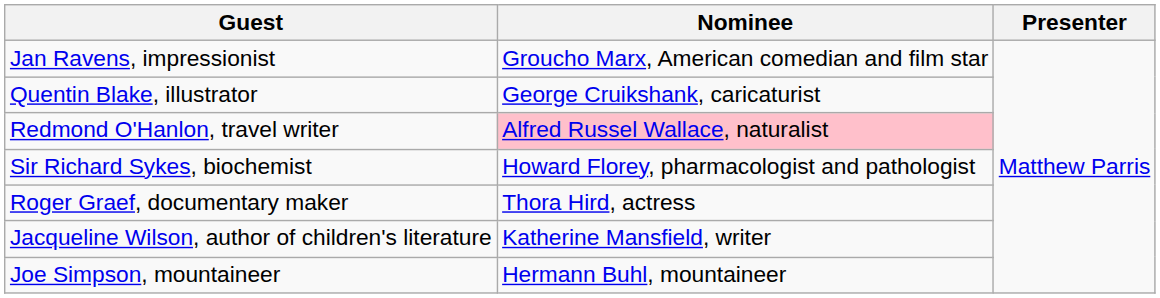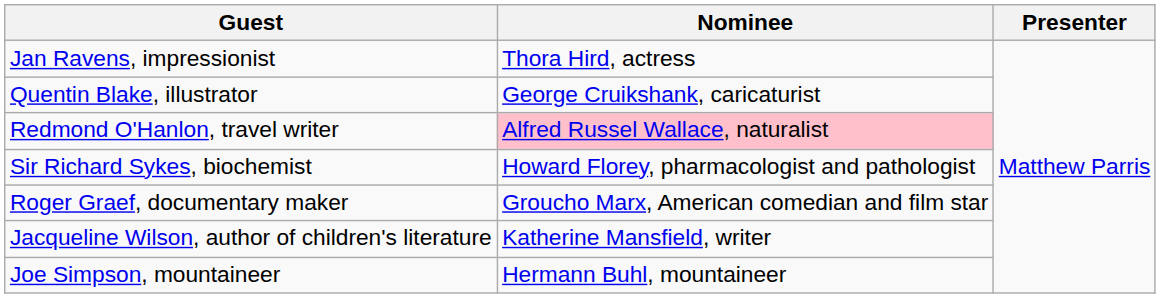(745, 58) Groucho Marx, American comedian and film star -> (599, 58) Thora Hird, actress
(599, 202) Thora Hird, actress -> (745, 202) Groucho Marx, American comedian and film star
